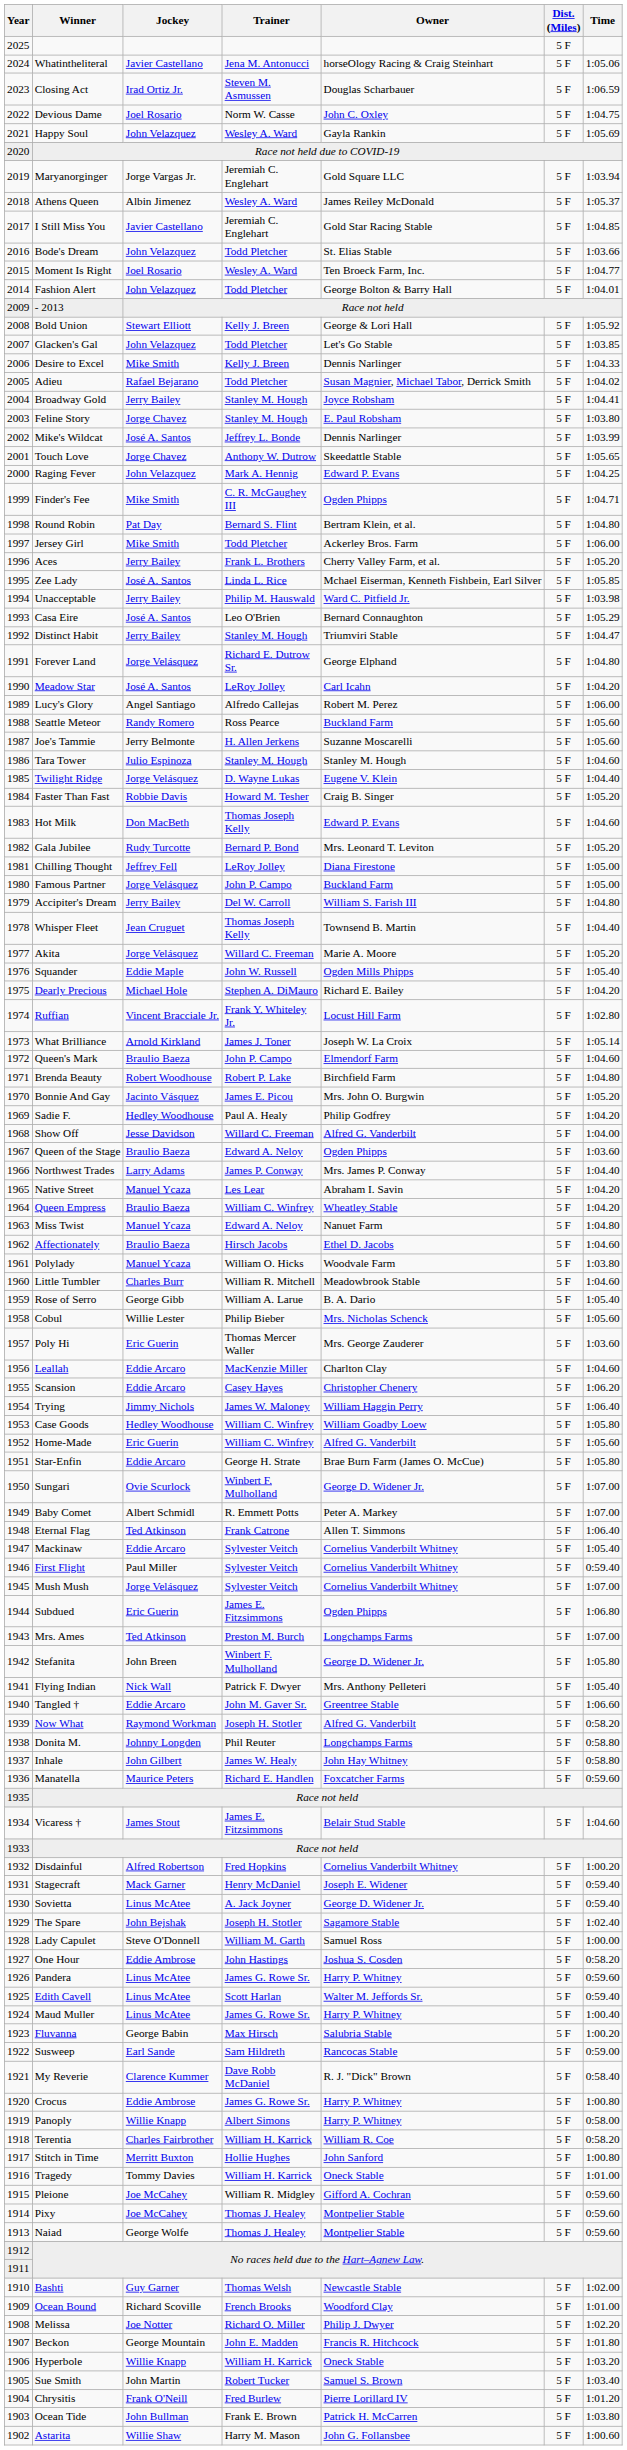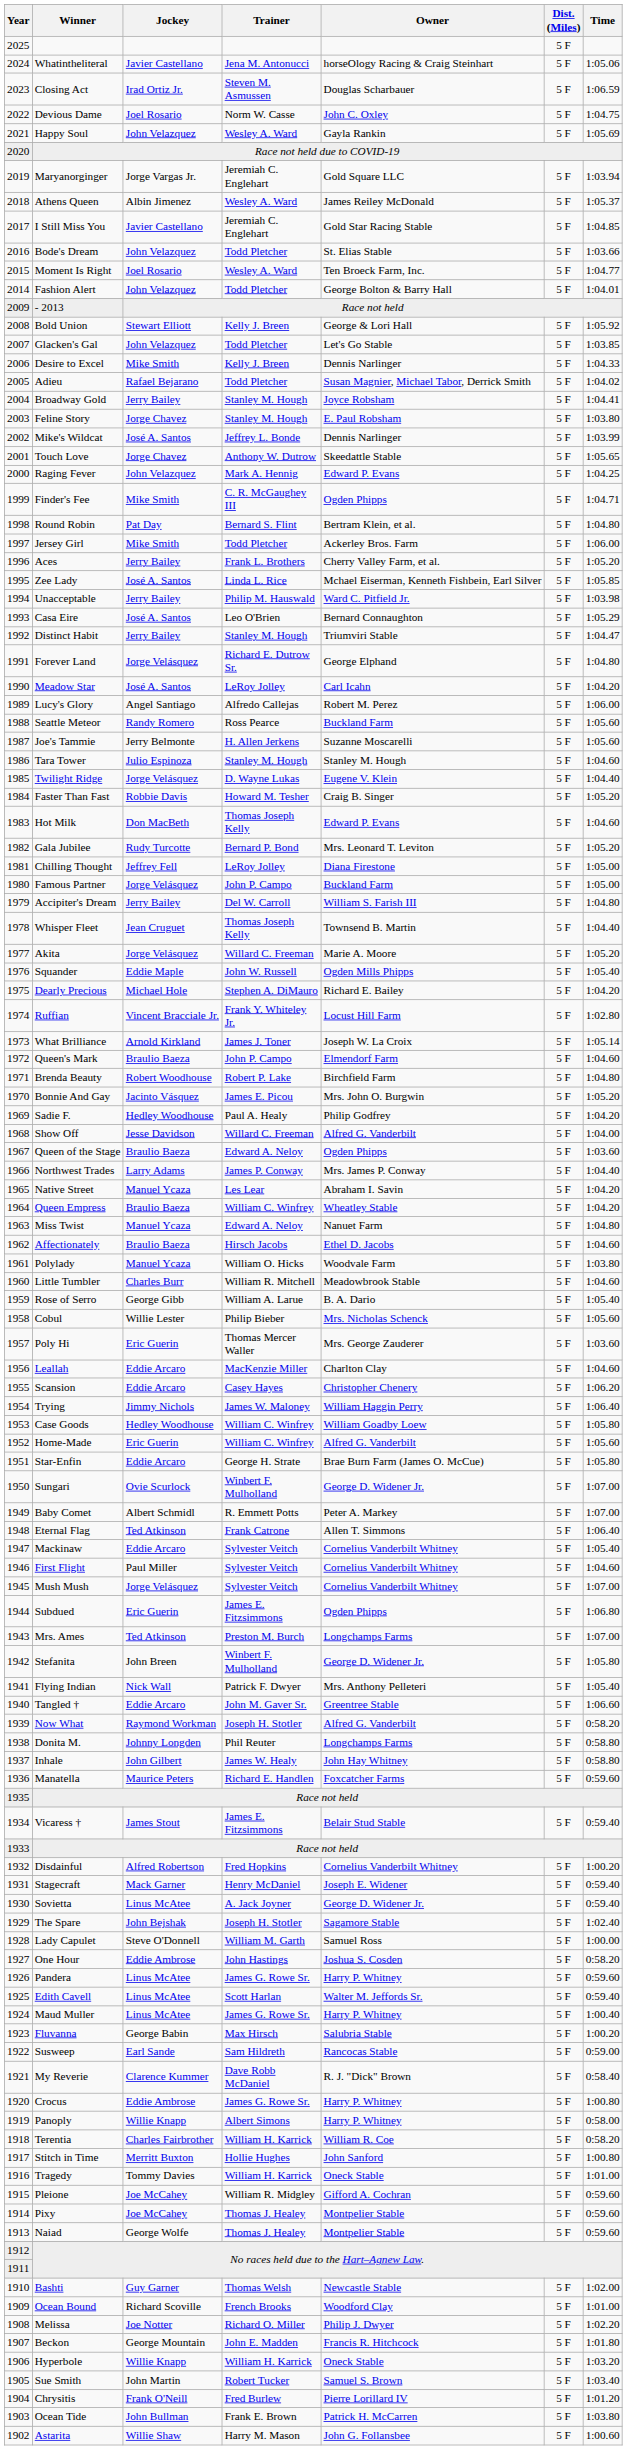(603, 1567) 0:59.40 -> (603, 1567) 1:04.60
(603, 1823) 1:04.60 -> (603, 1823) 0:59.40
